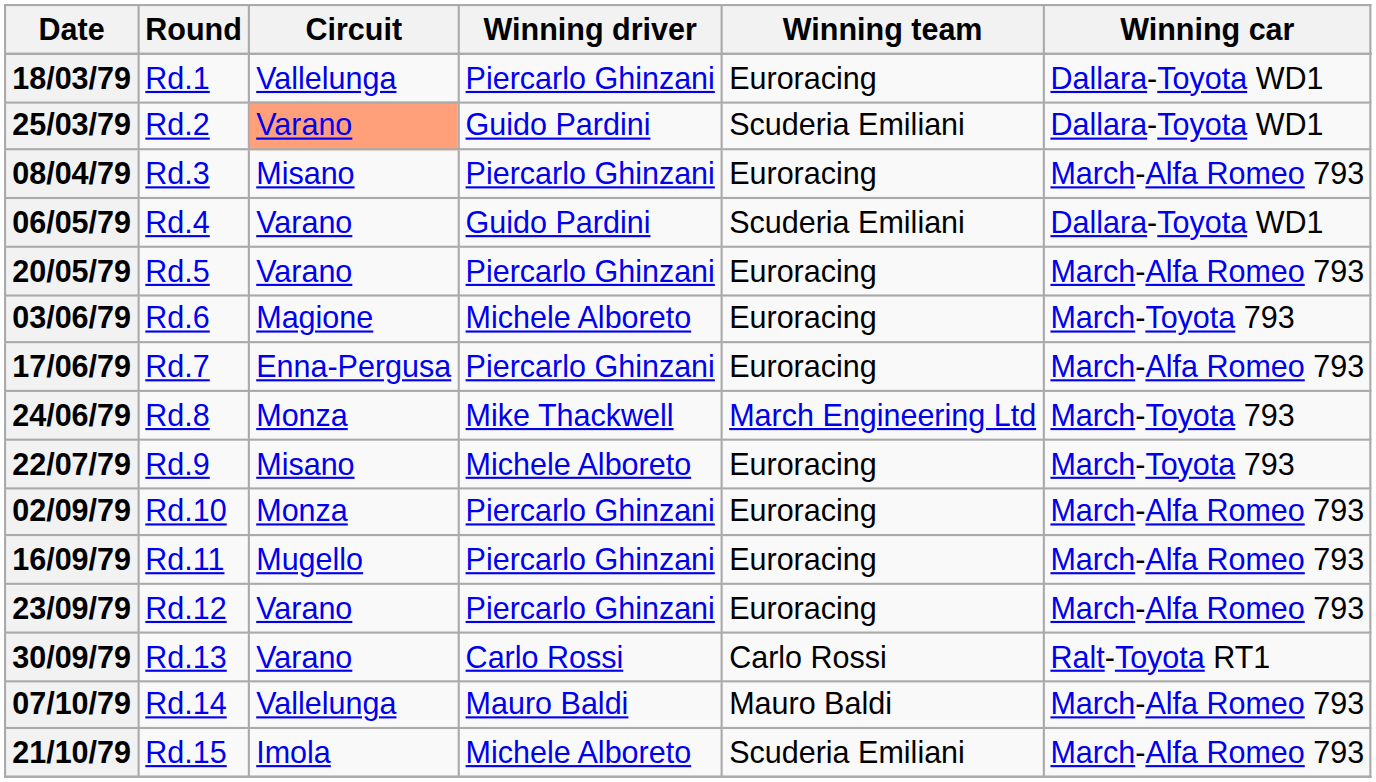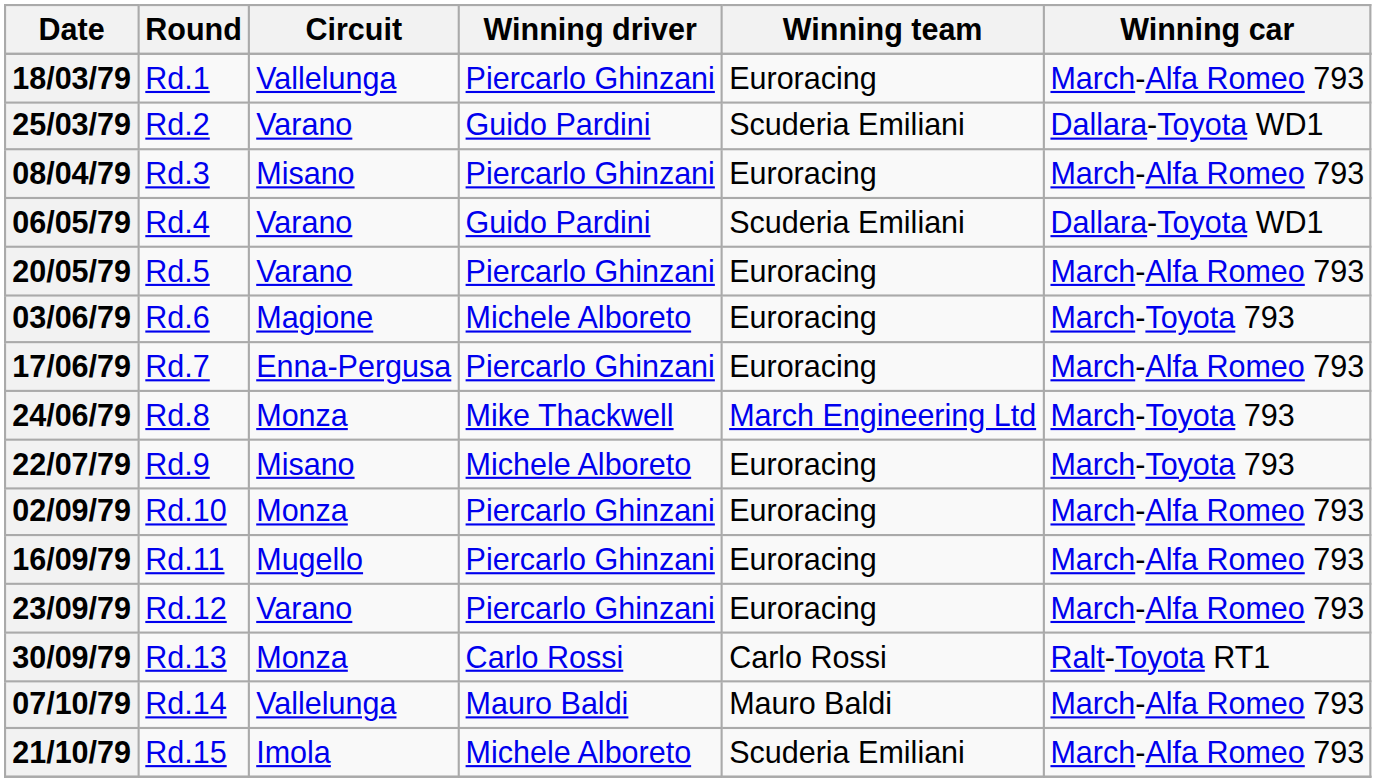(1187, 78) Dallara-Toyota WD1 -> (1207, 78) March-Alfa Romeo 793
(304, 126) lightsalmon background -> (304, 126) no background
(304, 657) Varano -> (302, 657) Monza
